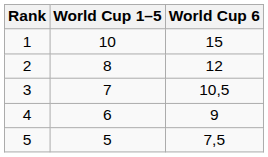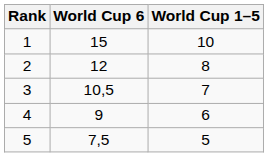columns swapped: (107, 16) <-> (214, 16)
